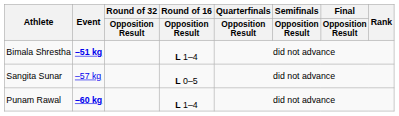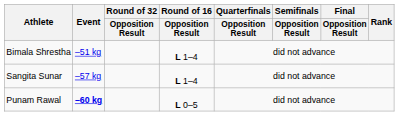(89, 53) bold -> (88, 53) normal
(187, 81) L 0–5 -> (187, 81) L 1–4
(187, 105) L 1–4 -> (187, 105) L 0–5
